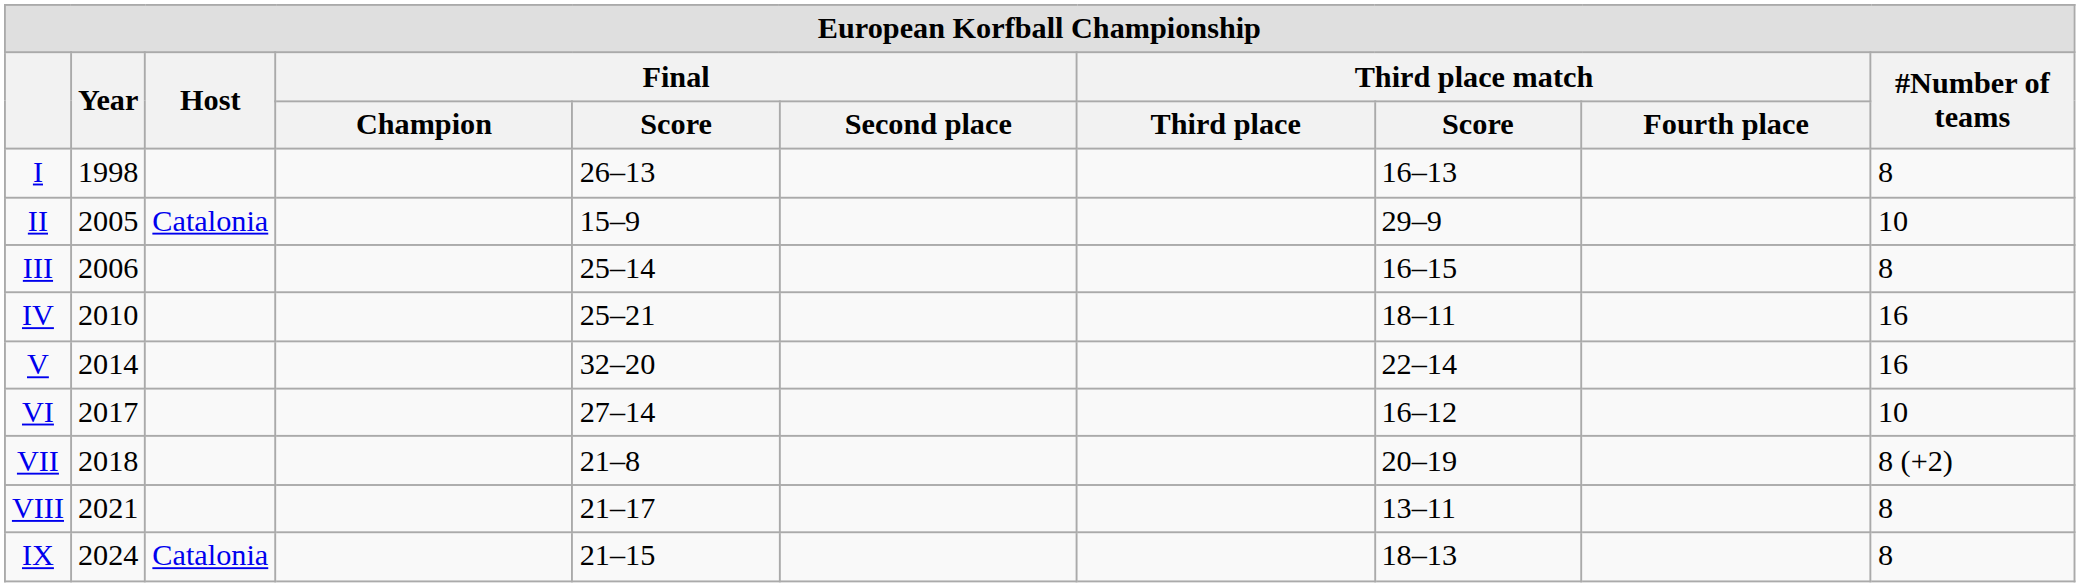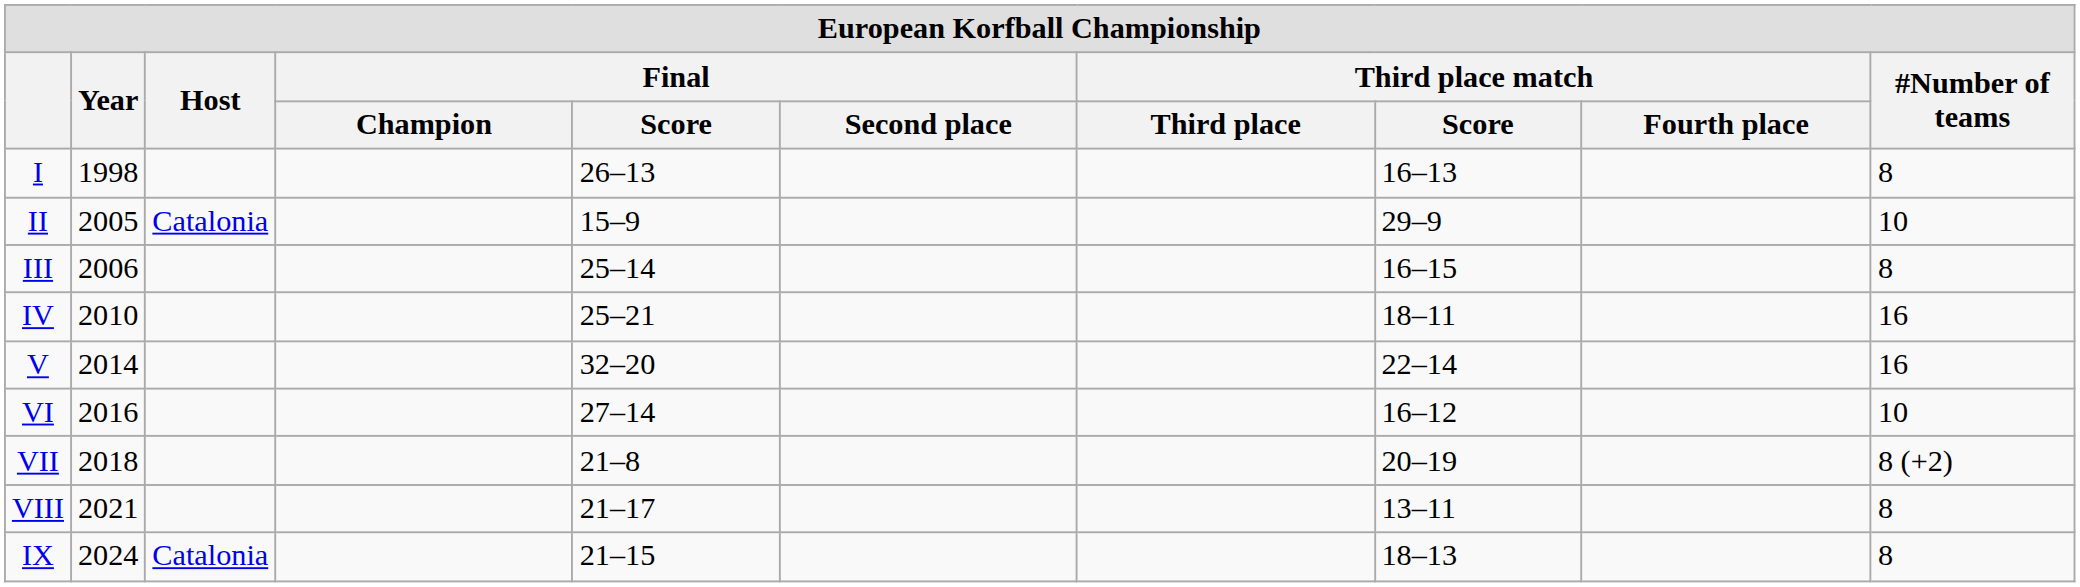(108, 412) 2017 -> (108, 412) 2016
